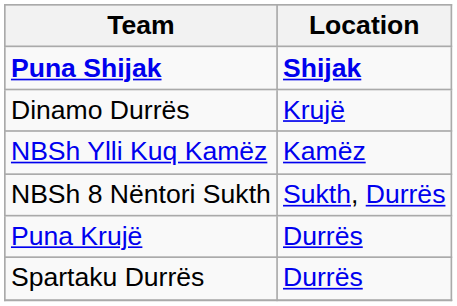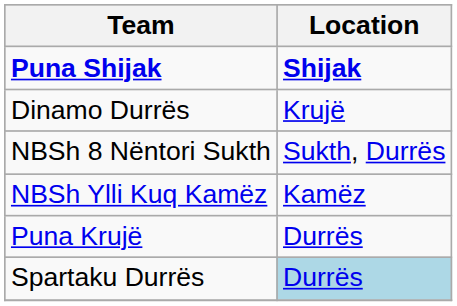rows swapped: (141, 194) <-> (139, 151)
(323, 278) no background -> (323, 278) lightblue background
